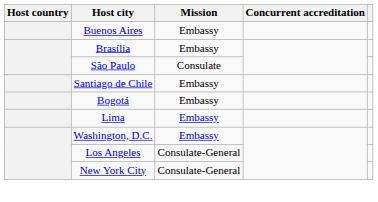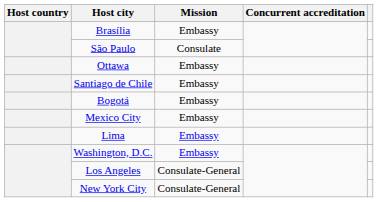- row: (113, 30)
+ row: (113, 65)
+ row: (113, 118)
